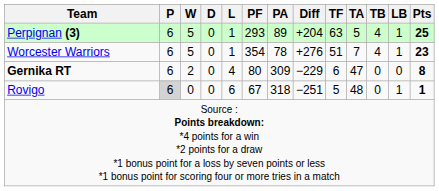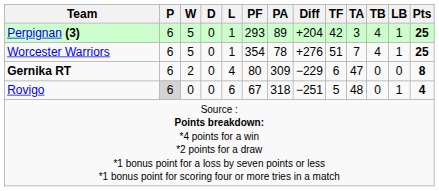(336, 33) 63 -> (336, 33) 42
(357, 33) 5 -> (357, 33) 3
(422, 52) 23 -> (422, 52) 25
(422, 90) 1 -> (422, 90) 4
